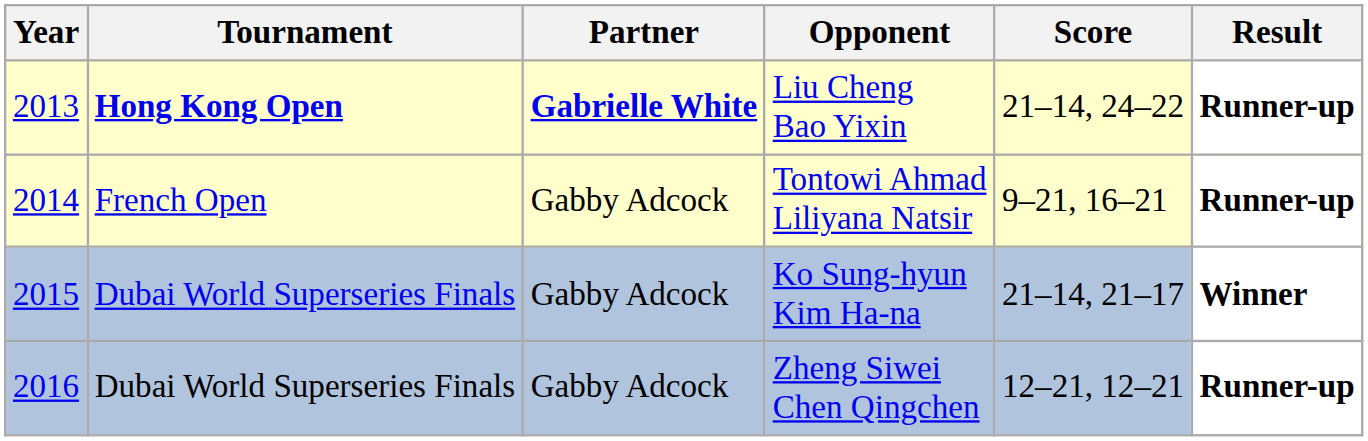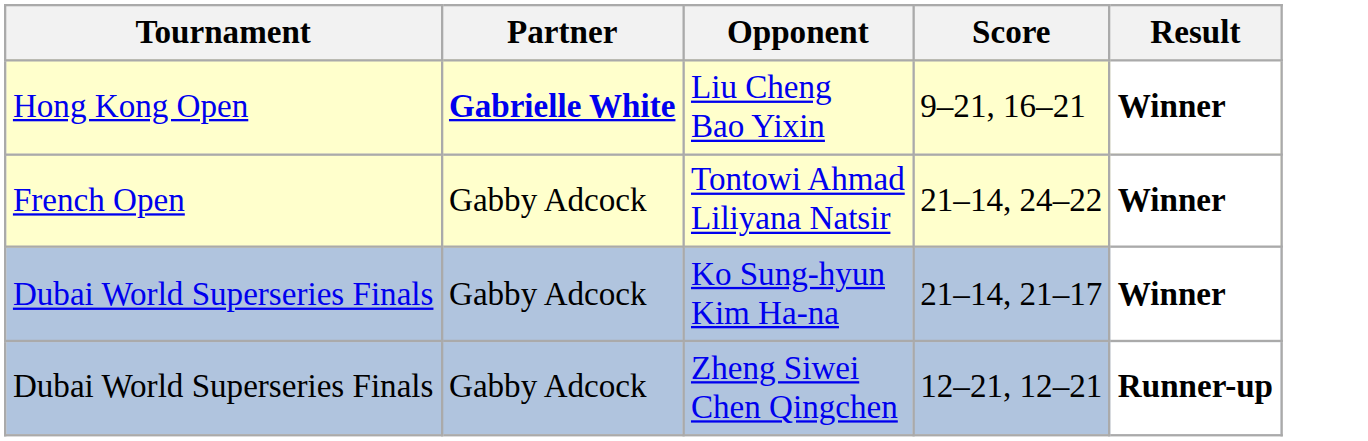- column: (46, 32)
(219, 106) bold -> (131, 106) normal
(1093, 106) 21–14, 24–22 -> (1003, 106) 9–21, 16–21
(1277, 106) Runner-up -> (1172, 106) Winner
(1085, 200) 9–21, 16–21 -> (1011, 200) 21–14, 24–22
(1277, 200) Runner-up -> (1172, 200) Winner
